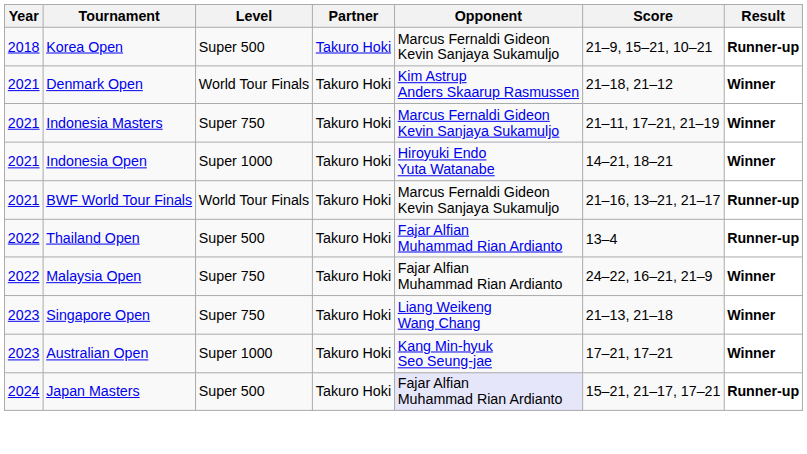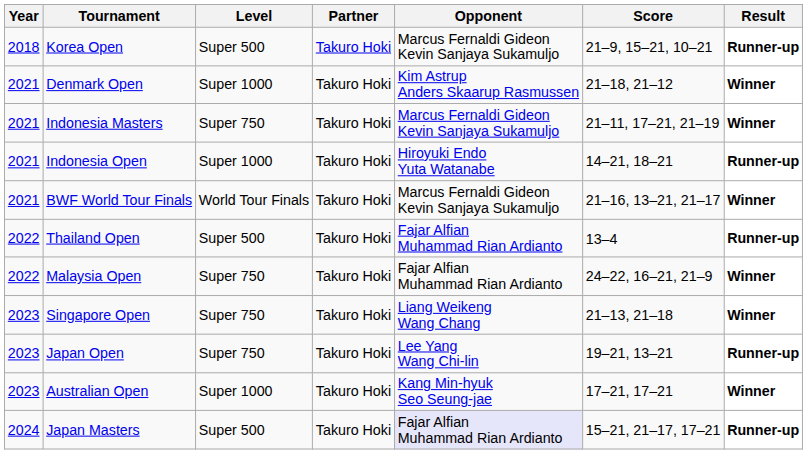(254, 85) World Tour Finals -> (236, 85) Super 1000
(751, 162) Winner -> (763, 162) Runner-up
(763, 200) Runner-up -> (751, 200) Winner
+ row: (85, 353)
